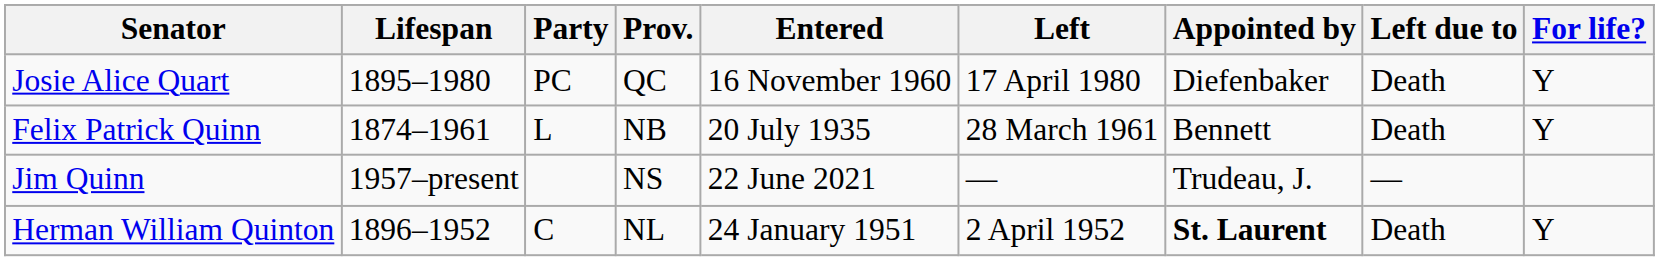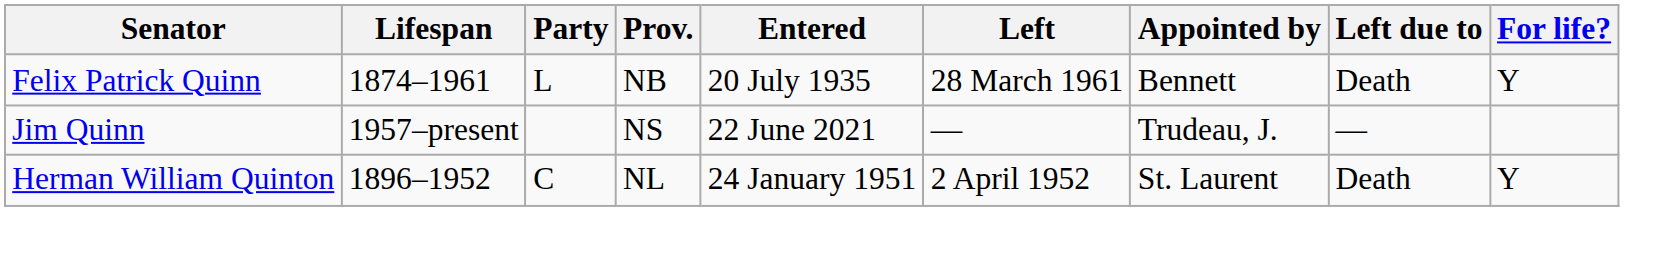- row: (121, 79)
(1250, 229) bold -> (1208, 179) normal
